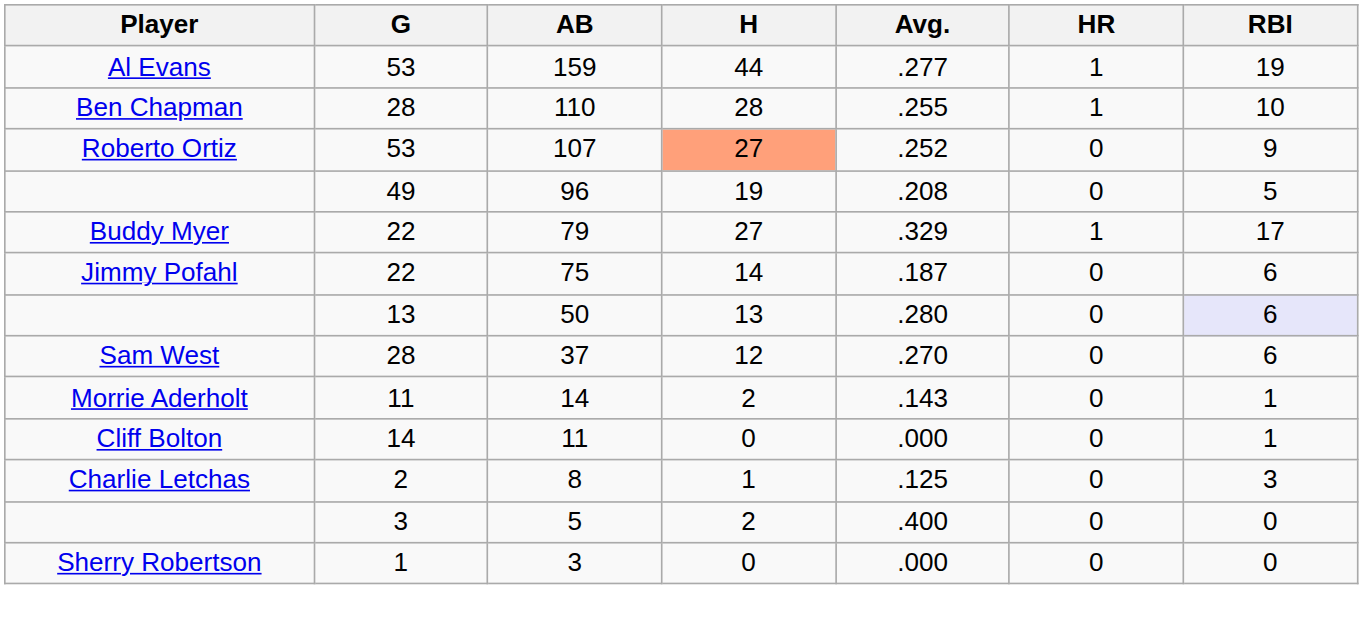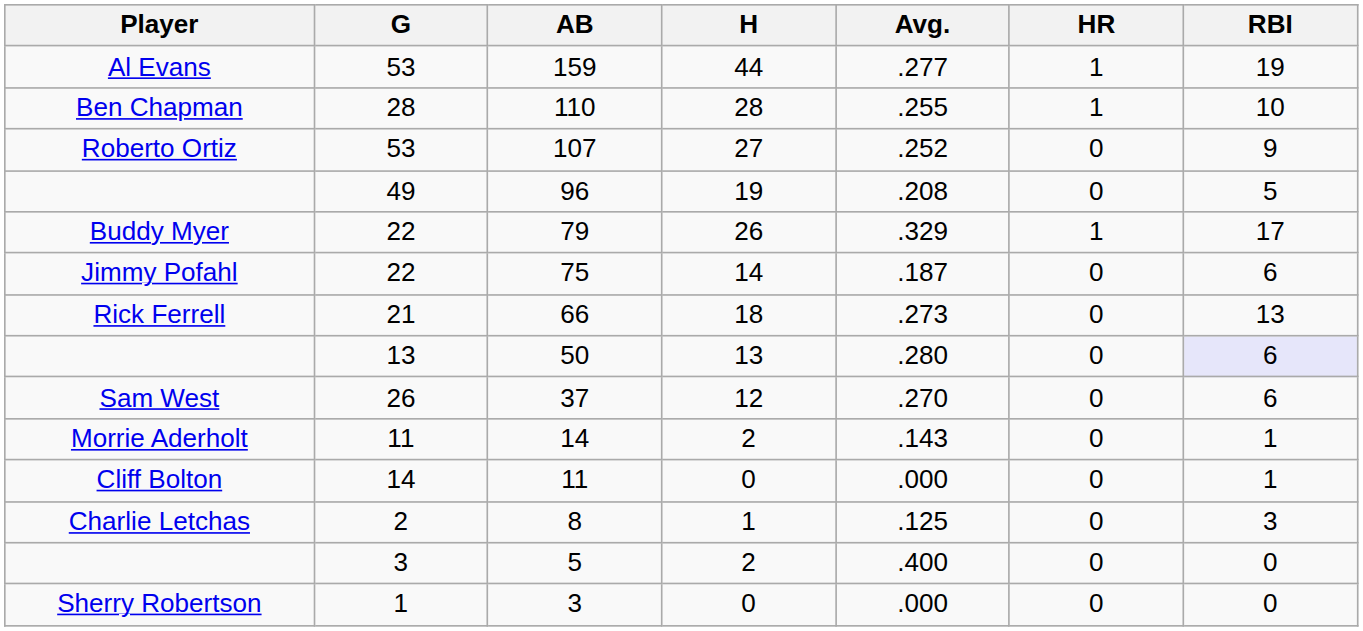(749, 149) lightsalmon background -> (749, 149) no background
(749, 231) 27 -> (749, 231) 26
+ row: (575, 314)
(401, 356) 28 -> (401, 397) 26
